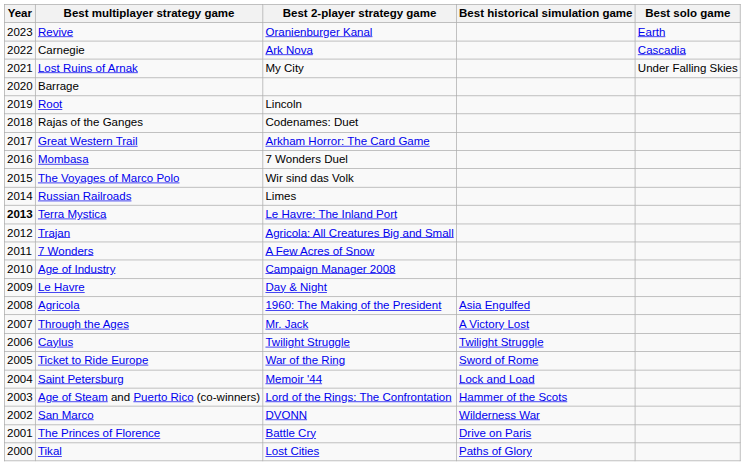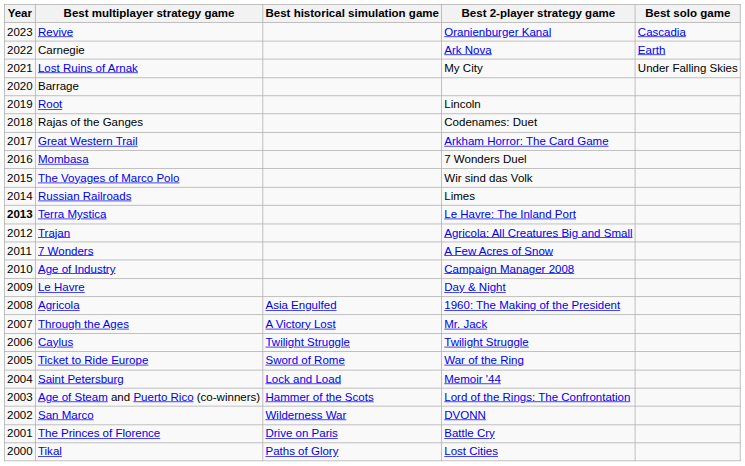columns swapped: (360, 13) <-> (546, 13)
(652, 31) Earth -> (662, 31) Cascadia
(662, 50) Cascadia -> (652, 50) Earth
